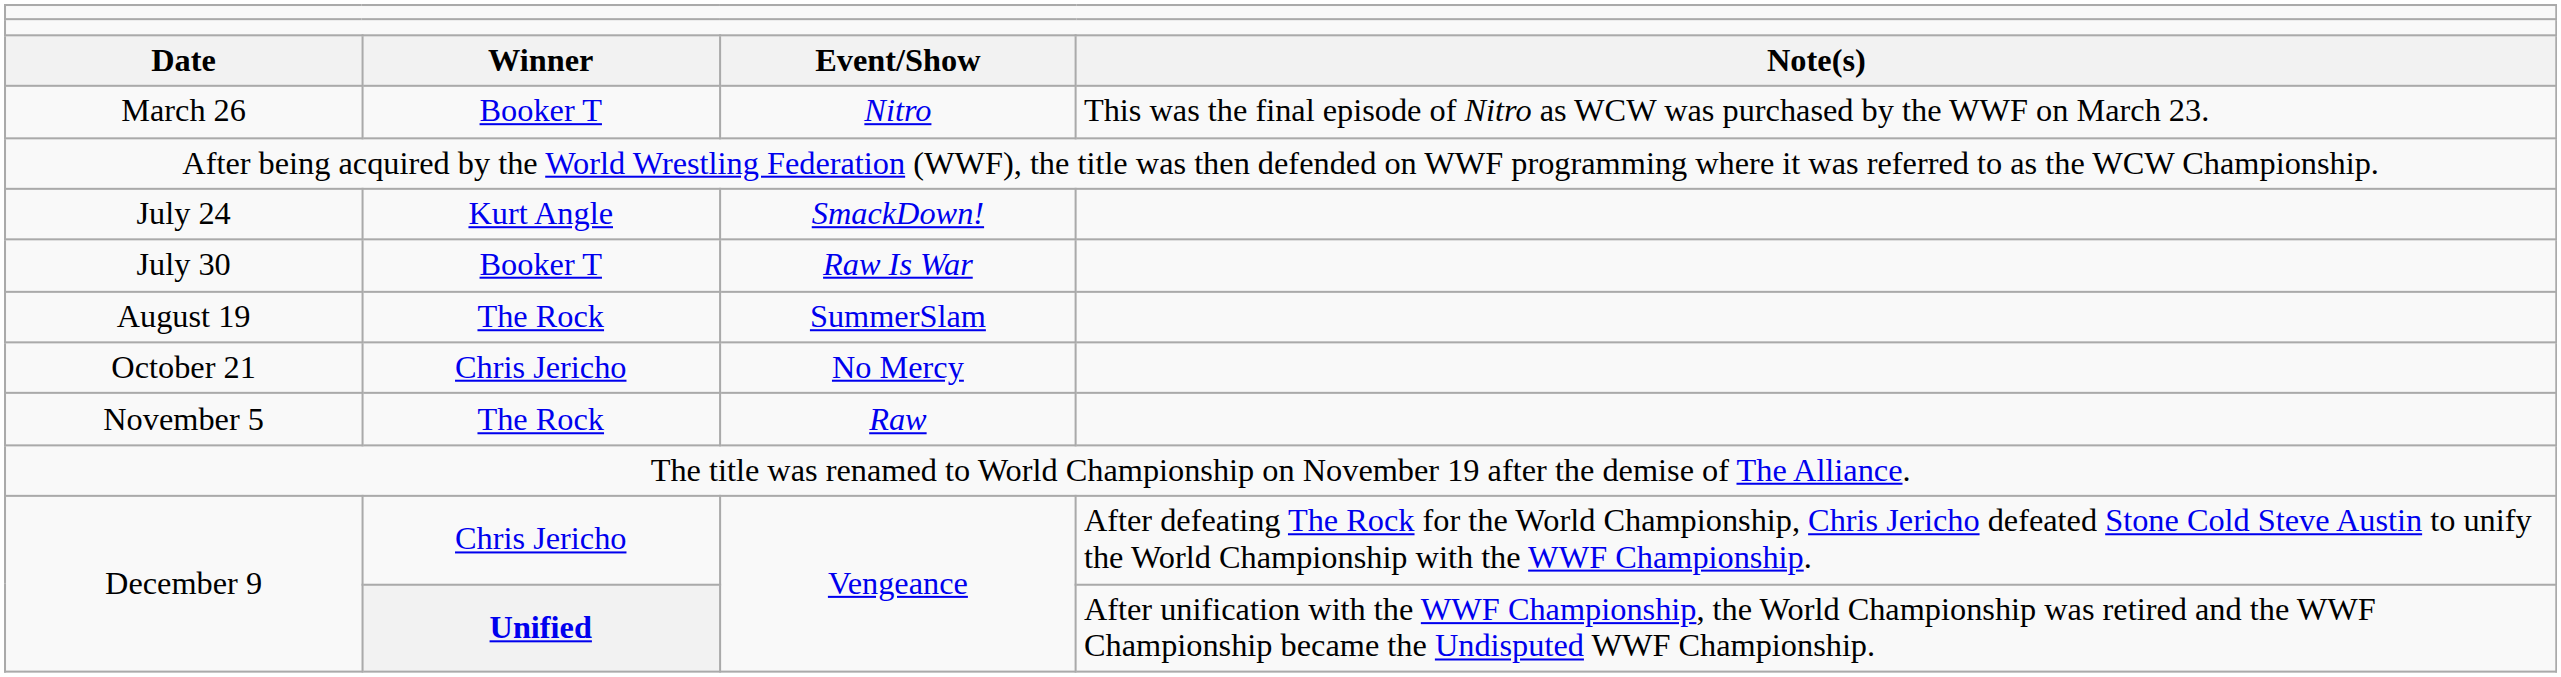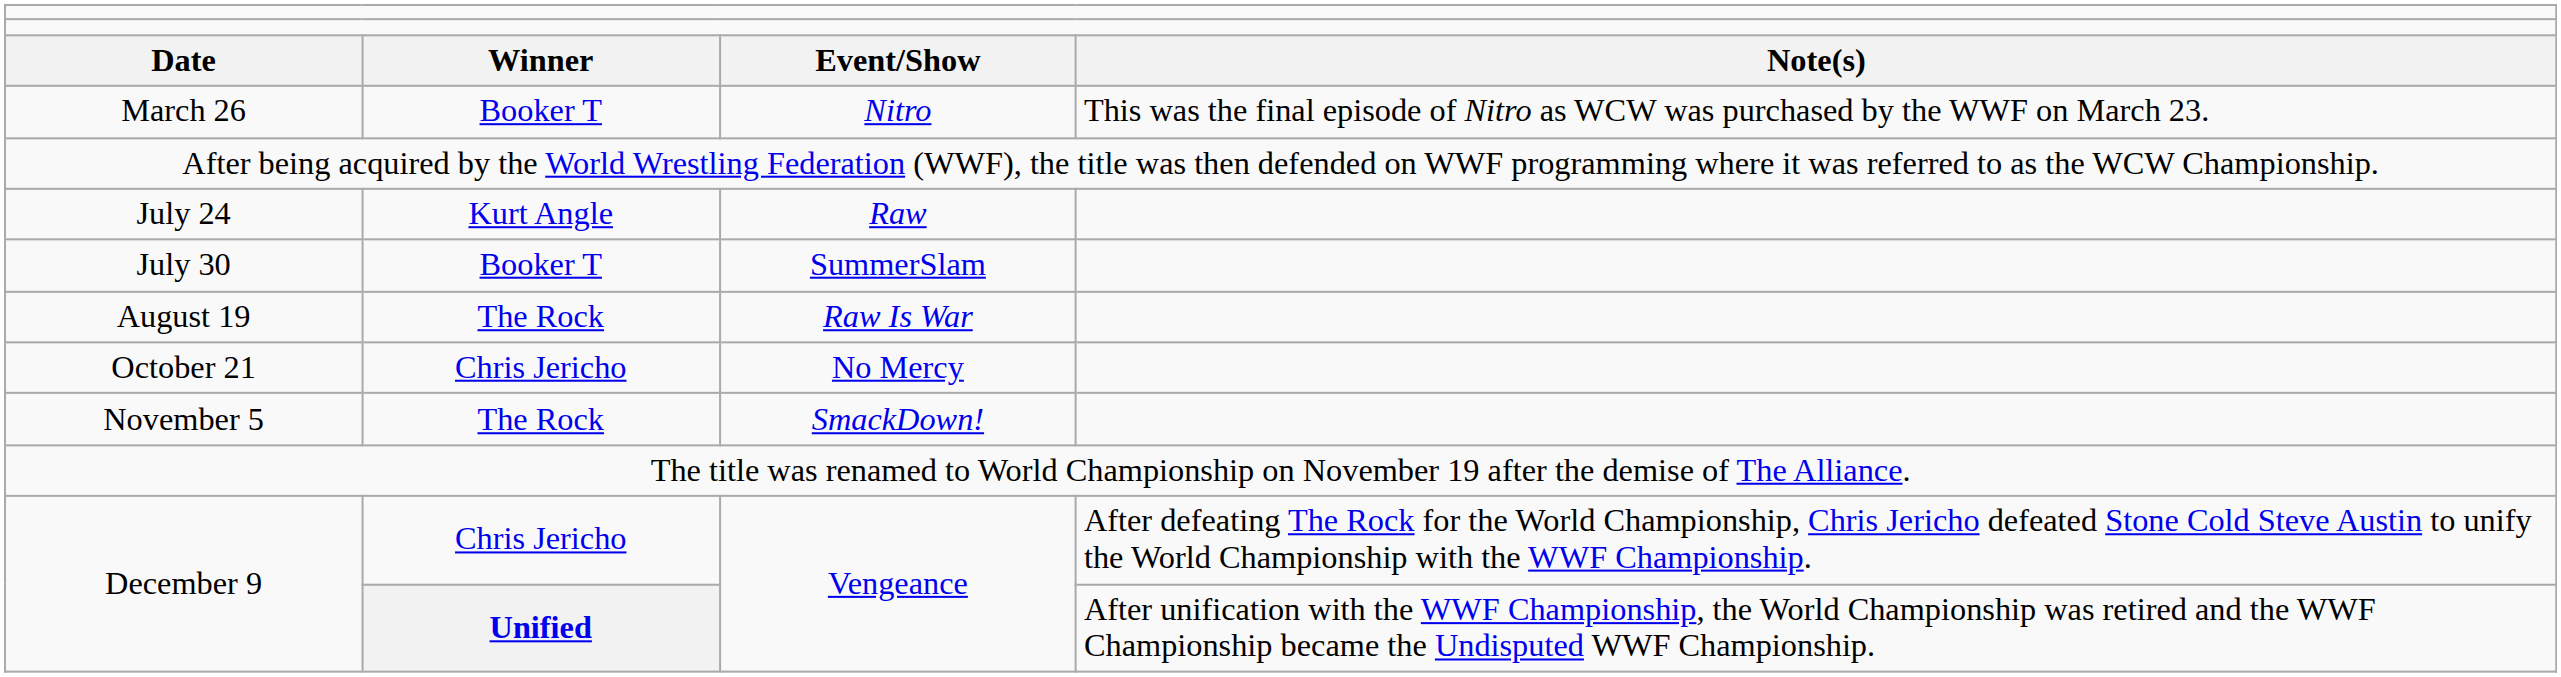(898, 213) SmackDown! -> (898, 213) Raw
(898, 264) Raw Is War -> (898, 264) SummerSlam
(898, 316) SummerSlam -> (898, 316) Raw Is War
(898, 418) Raw -> (898, 418) SmackDown!
